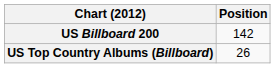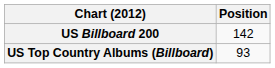(243, 53) 26 -> (243, 53) 93
